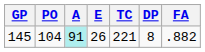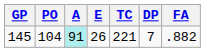(151, 37) 8 -> (151, 37) 7
